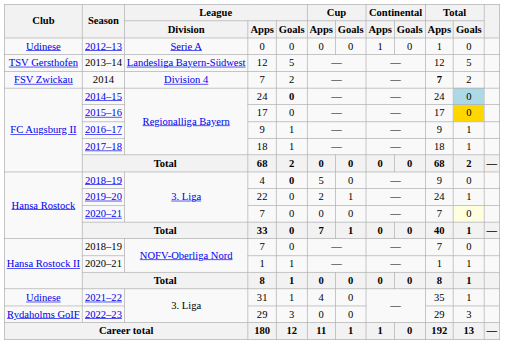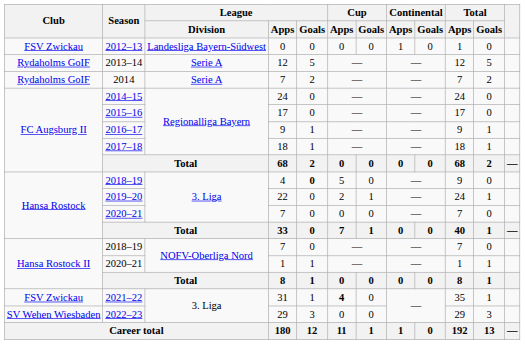(43, 46) Udinese -> (54, 46) FSV Zwickau
(186, 46) Serie A -> (207, 46) Landesliga Bayern-Südwest
(43, 63) TSV Gersthofen -> (54, 63) Rydaholms GoIF
(186, 63) Landesliga Bayern-Südwest -> (207, 63) Serie A
(43, 79) FSV Zwickau -> (54, 79) Rydaholms GoIF
(186, 79) Division 4 -> (207, 79) Serie A
(439, 79) bold -> (460, 79) normal
(292, 96) bold -> (312, 96) normal
(469, 96) lightblue background -> (489, 96) no background
(469, 113) gold background -> (489, 113) no background
(469, 213) lightyellow background -> (489, 213) no background
(43, 297) Udinese -> (54, 297) FSV Zwickau
(321, 297) normal -> (342, 297) bold
(43, 314) Rydaholms GoIF -> (54, 314) SV Wehen Wiesbaden
